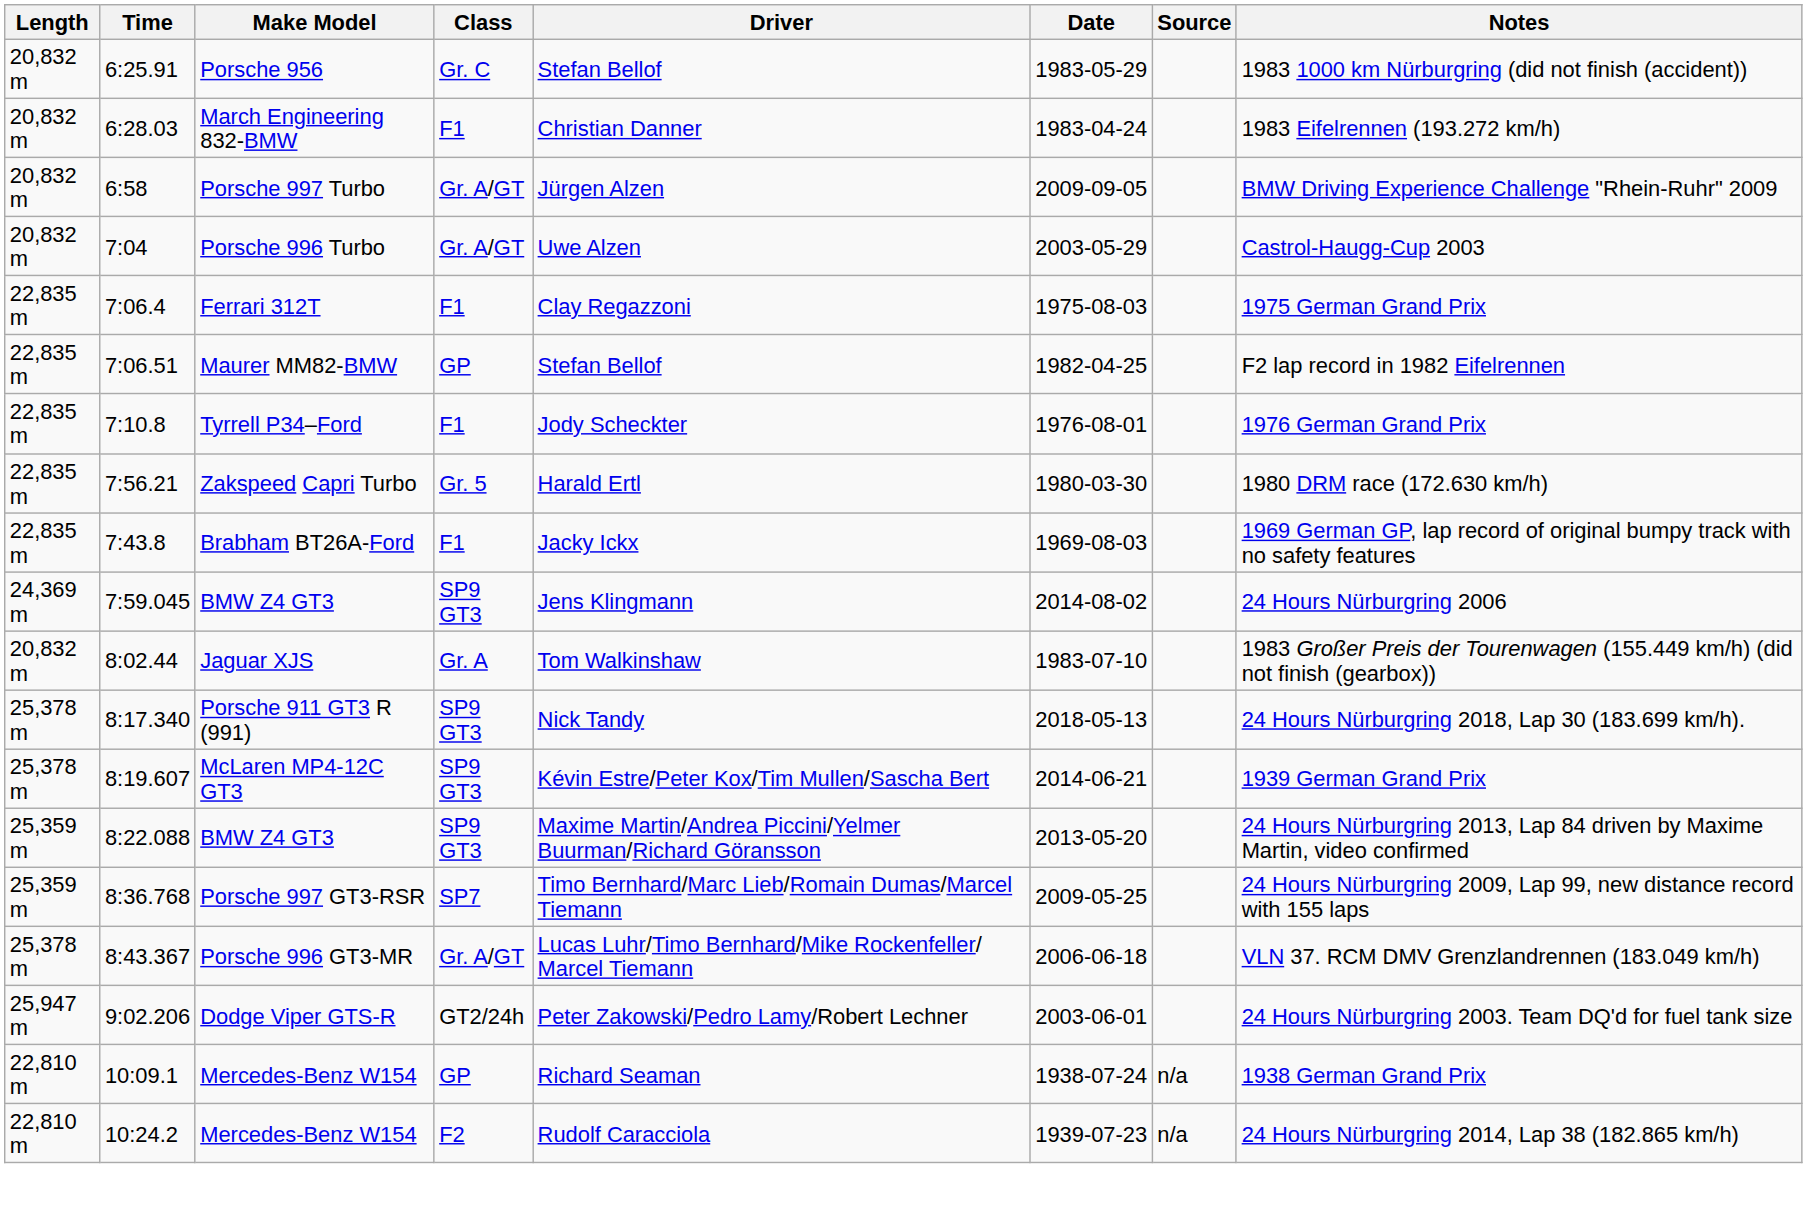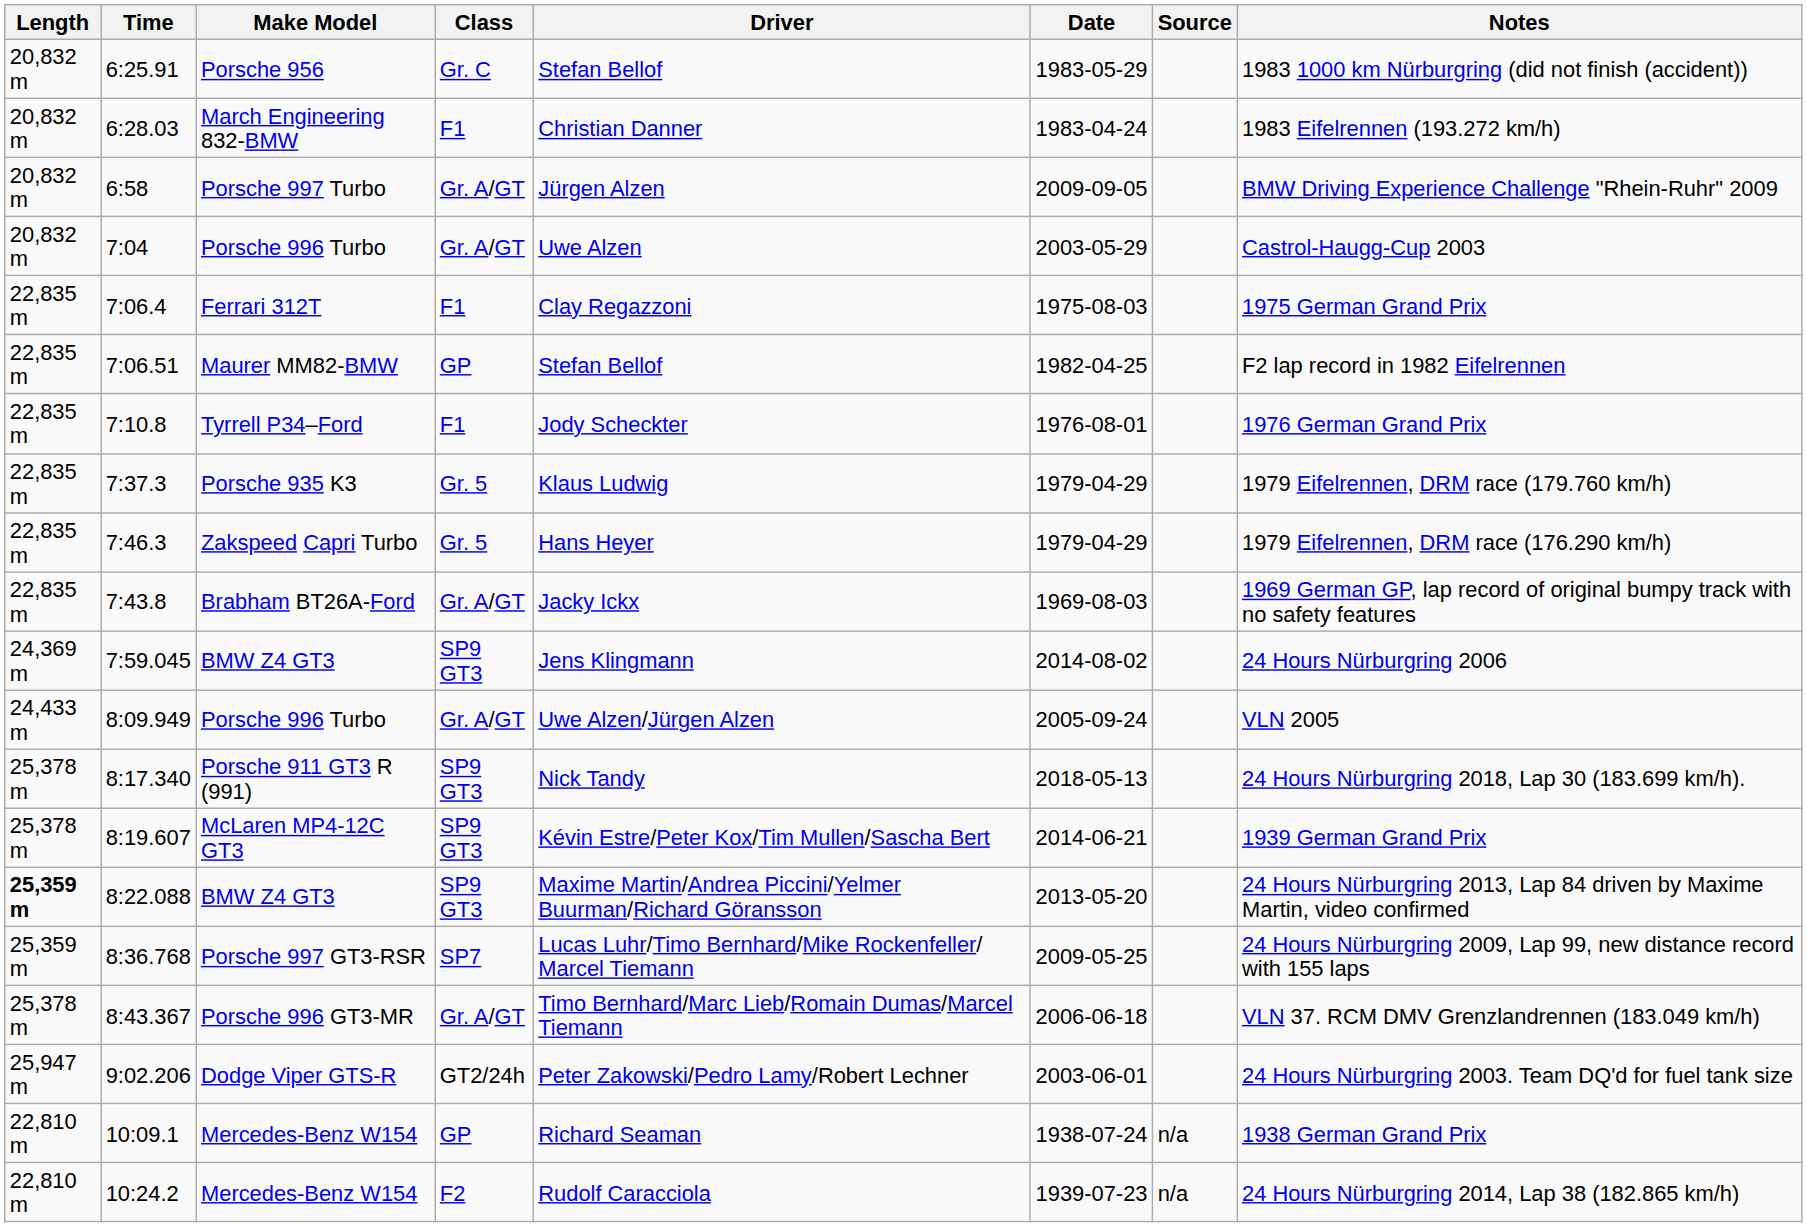+ row: (136, 483)
+ row: (136, 542)
- row: (141, 483)
(452, 542) F1 -> (482, 601) Gr. A/GT
- row: (141, 660)
+ row: (148, 720)
(43, 838) normal -> (43, 897) bold
(775, 897) Timo Bernhard/Marc Lieb/Romain Dumas/Marcel Tiemann -> (760, 956) Lucas Luhr/Timo Bernhard/Mike Rockenfeller/ Marcel Tiemann
(760, 956) Lucas Luhr/Timo Bernhard/Mike Rockenfeller/ Marcel Tiemann -> (776, 1015) Timo Bernhard/Marc Lieb/Romain Dumas/Marcel Tiemann
